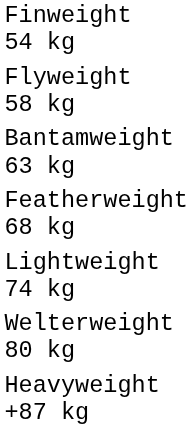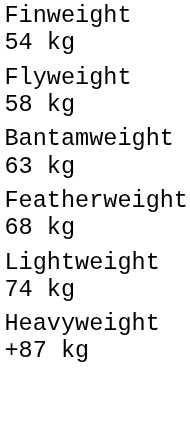- row: (89, 337)
